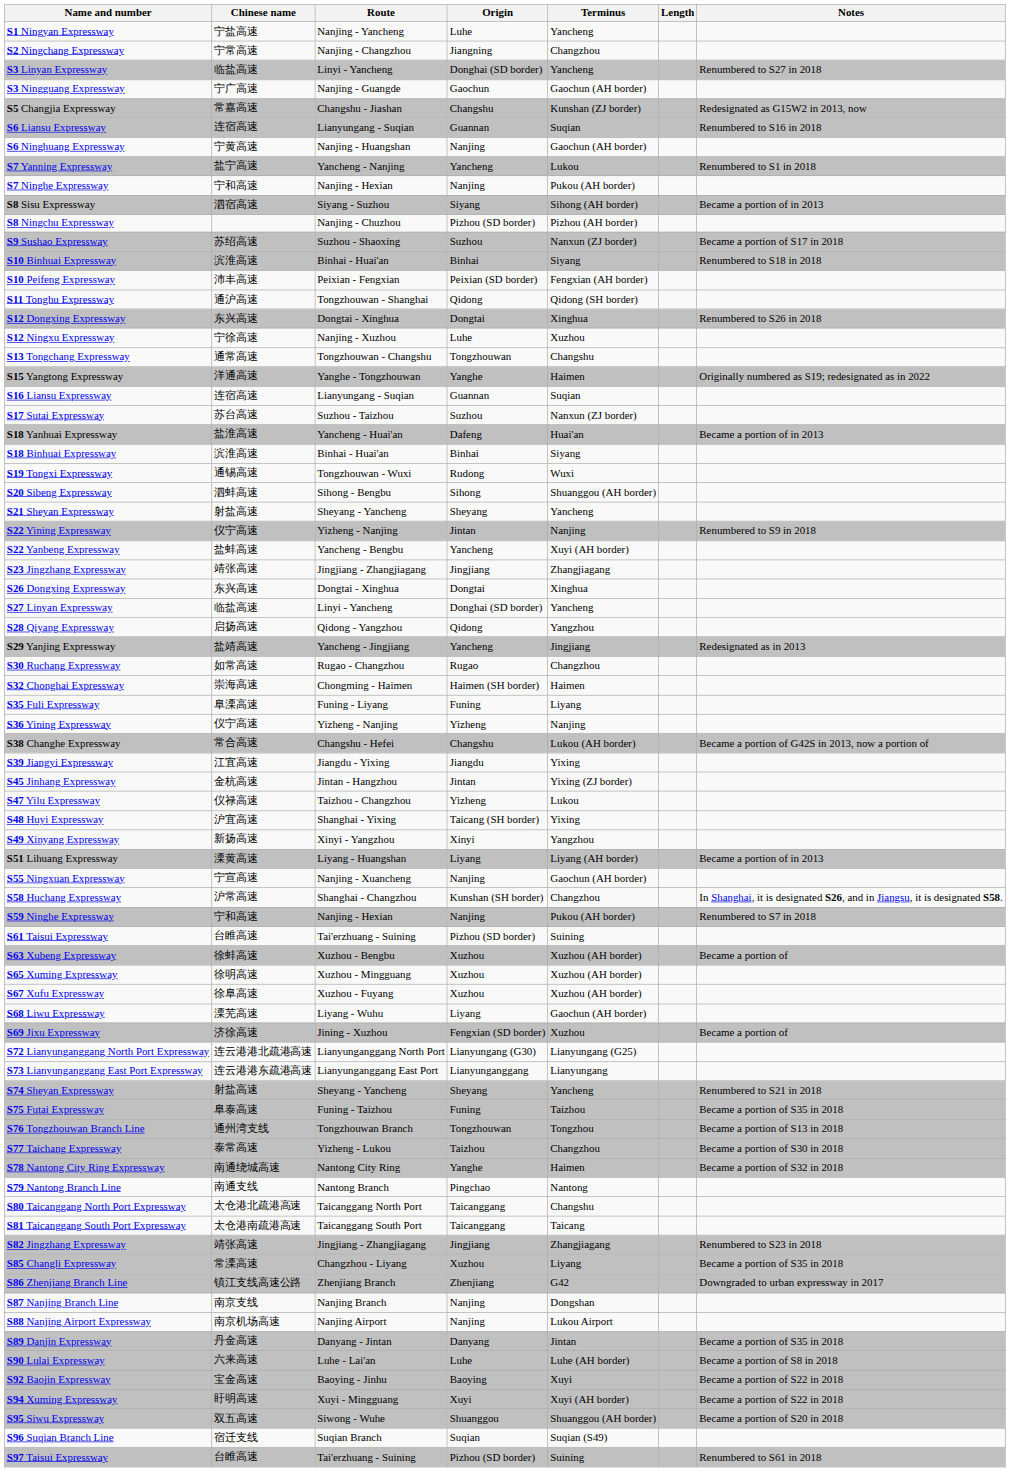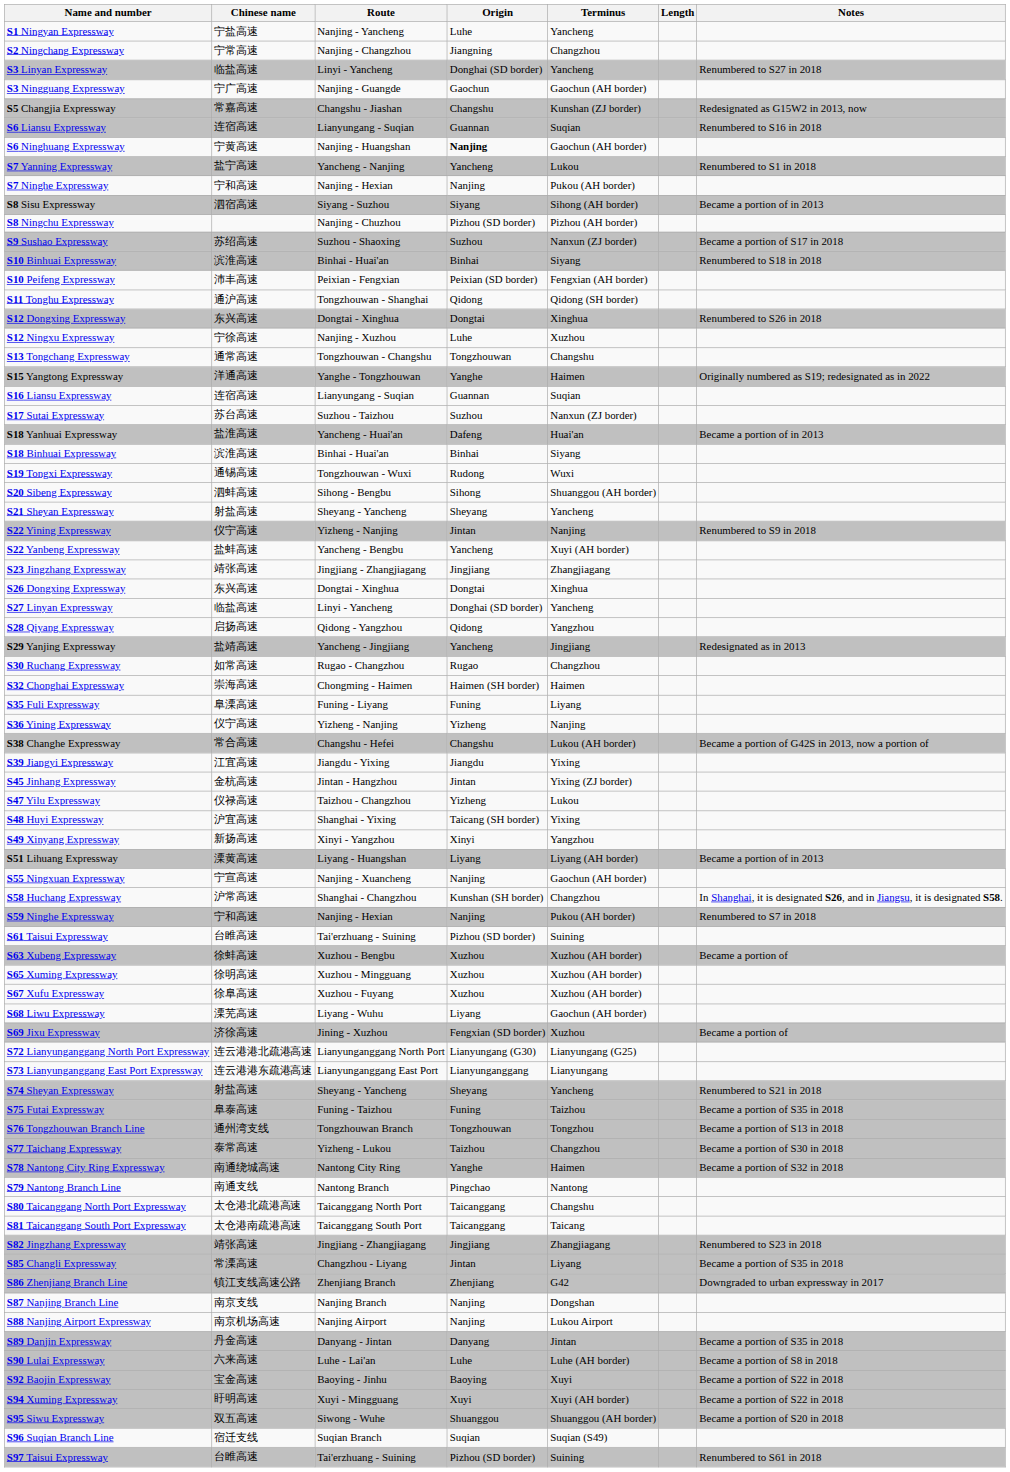(467, 147) normal -> (469, 147) bold
(467, 1264) Xuzhou -> (463, 1264) Jintan
